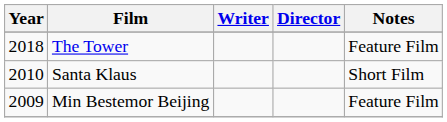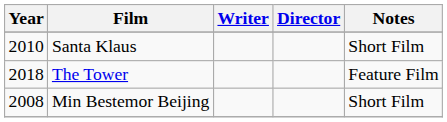rows swapped: (90, 46) <-> (94, 74)
(26, 102) 2009 -> (26, 102) 2008
(394, 102) Feature Film -> (386, 102) Short Film
